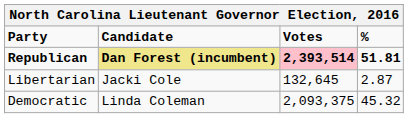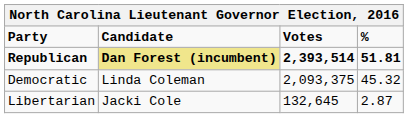(319, 59) pink background -> (319, 59) no background
rows swapped: (47, 102) <-> (51, 80)
